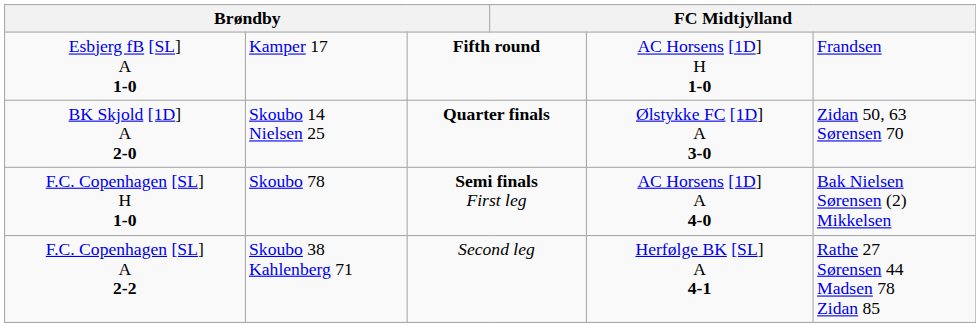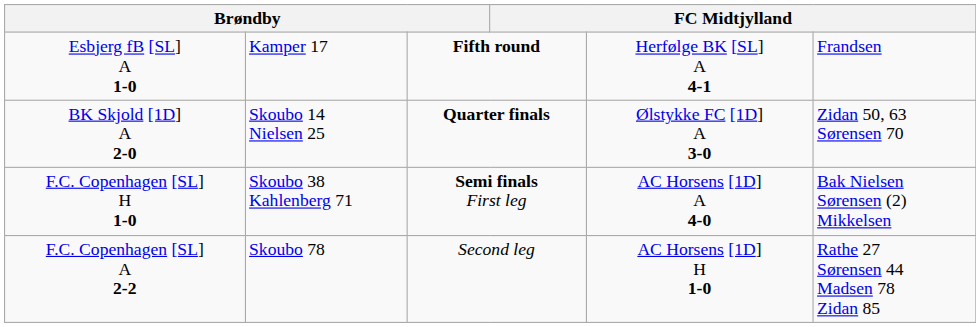(699, 66) AC Horsens [1D] H 1-0 -> (699, 66) Herfølge BK [SL] A 4-1
(287, 181) Skoubo 78 -> (301, 191) Skoubo 38 Kahlenberg 71
(301, 258) Skoubo 38 Kahlenberg 71 -> (287, 248) Skoubo 78
(699, 268) Herfølge BK [SL] A 4-1 -> (699, 268) AC Horsens [1D] H 1-0
